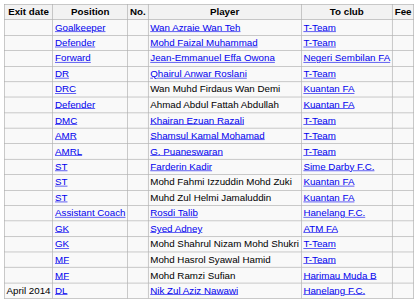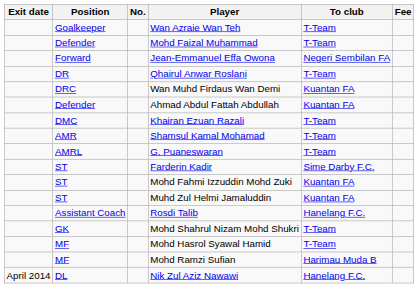- row: (176, 228)
